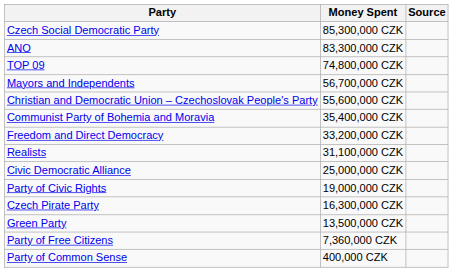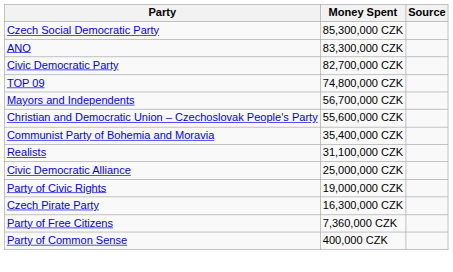+ row: (63, 65)
- row: (85, 135)
- row: (37, 223)
